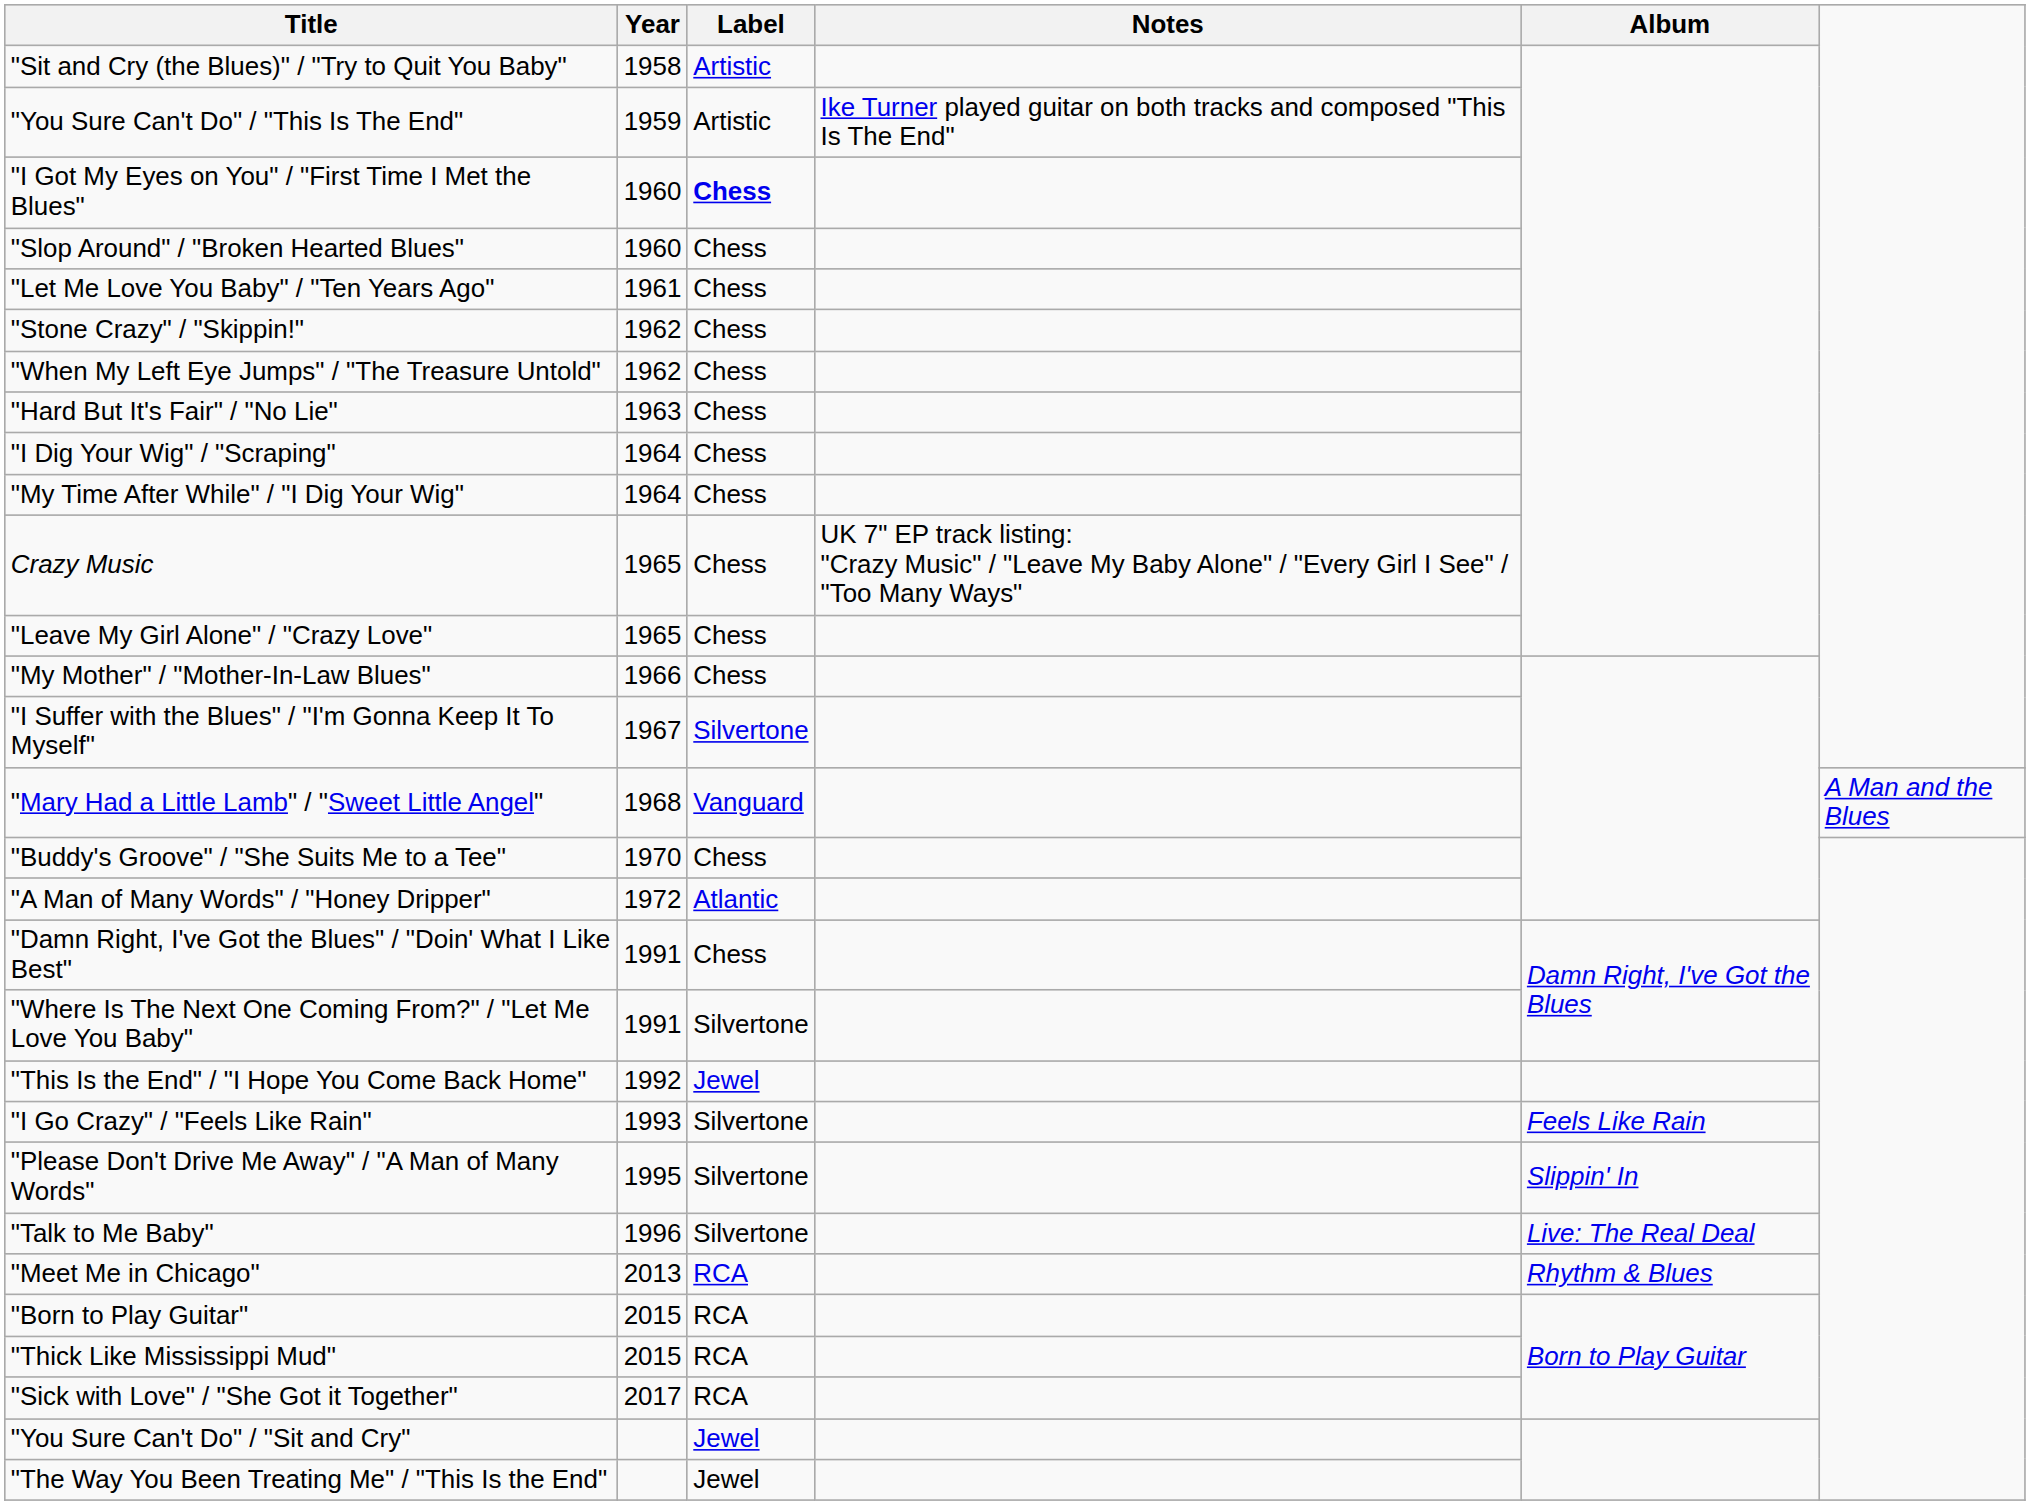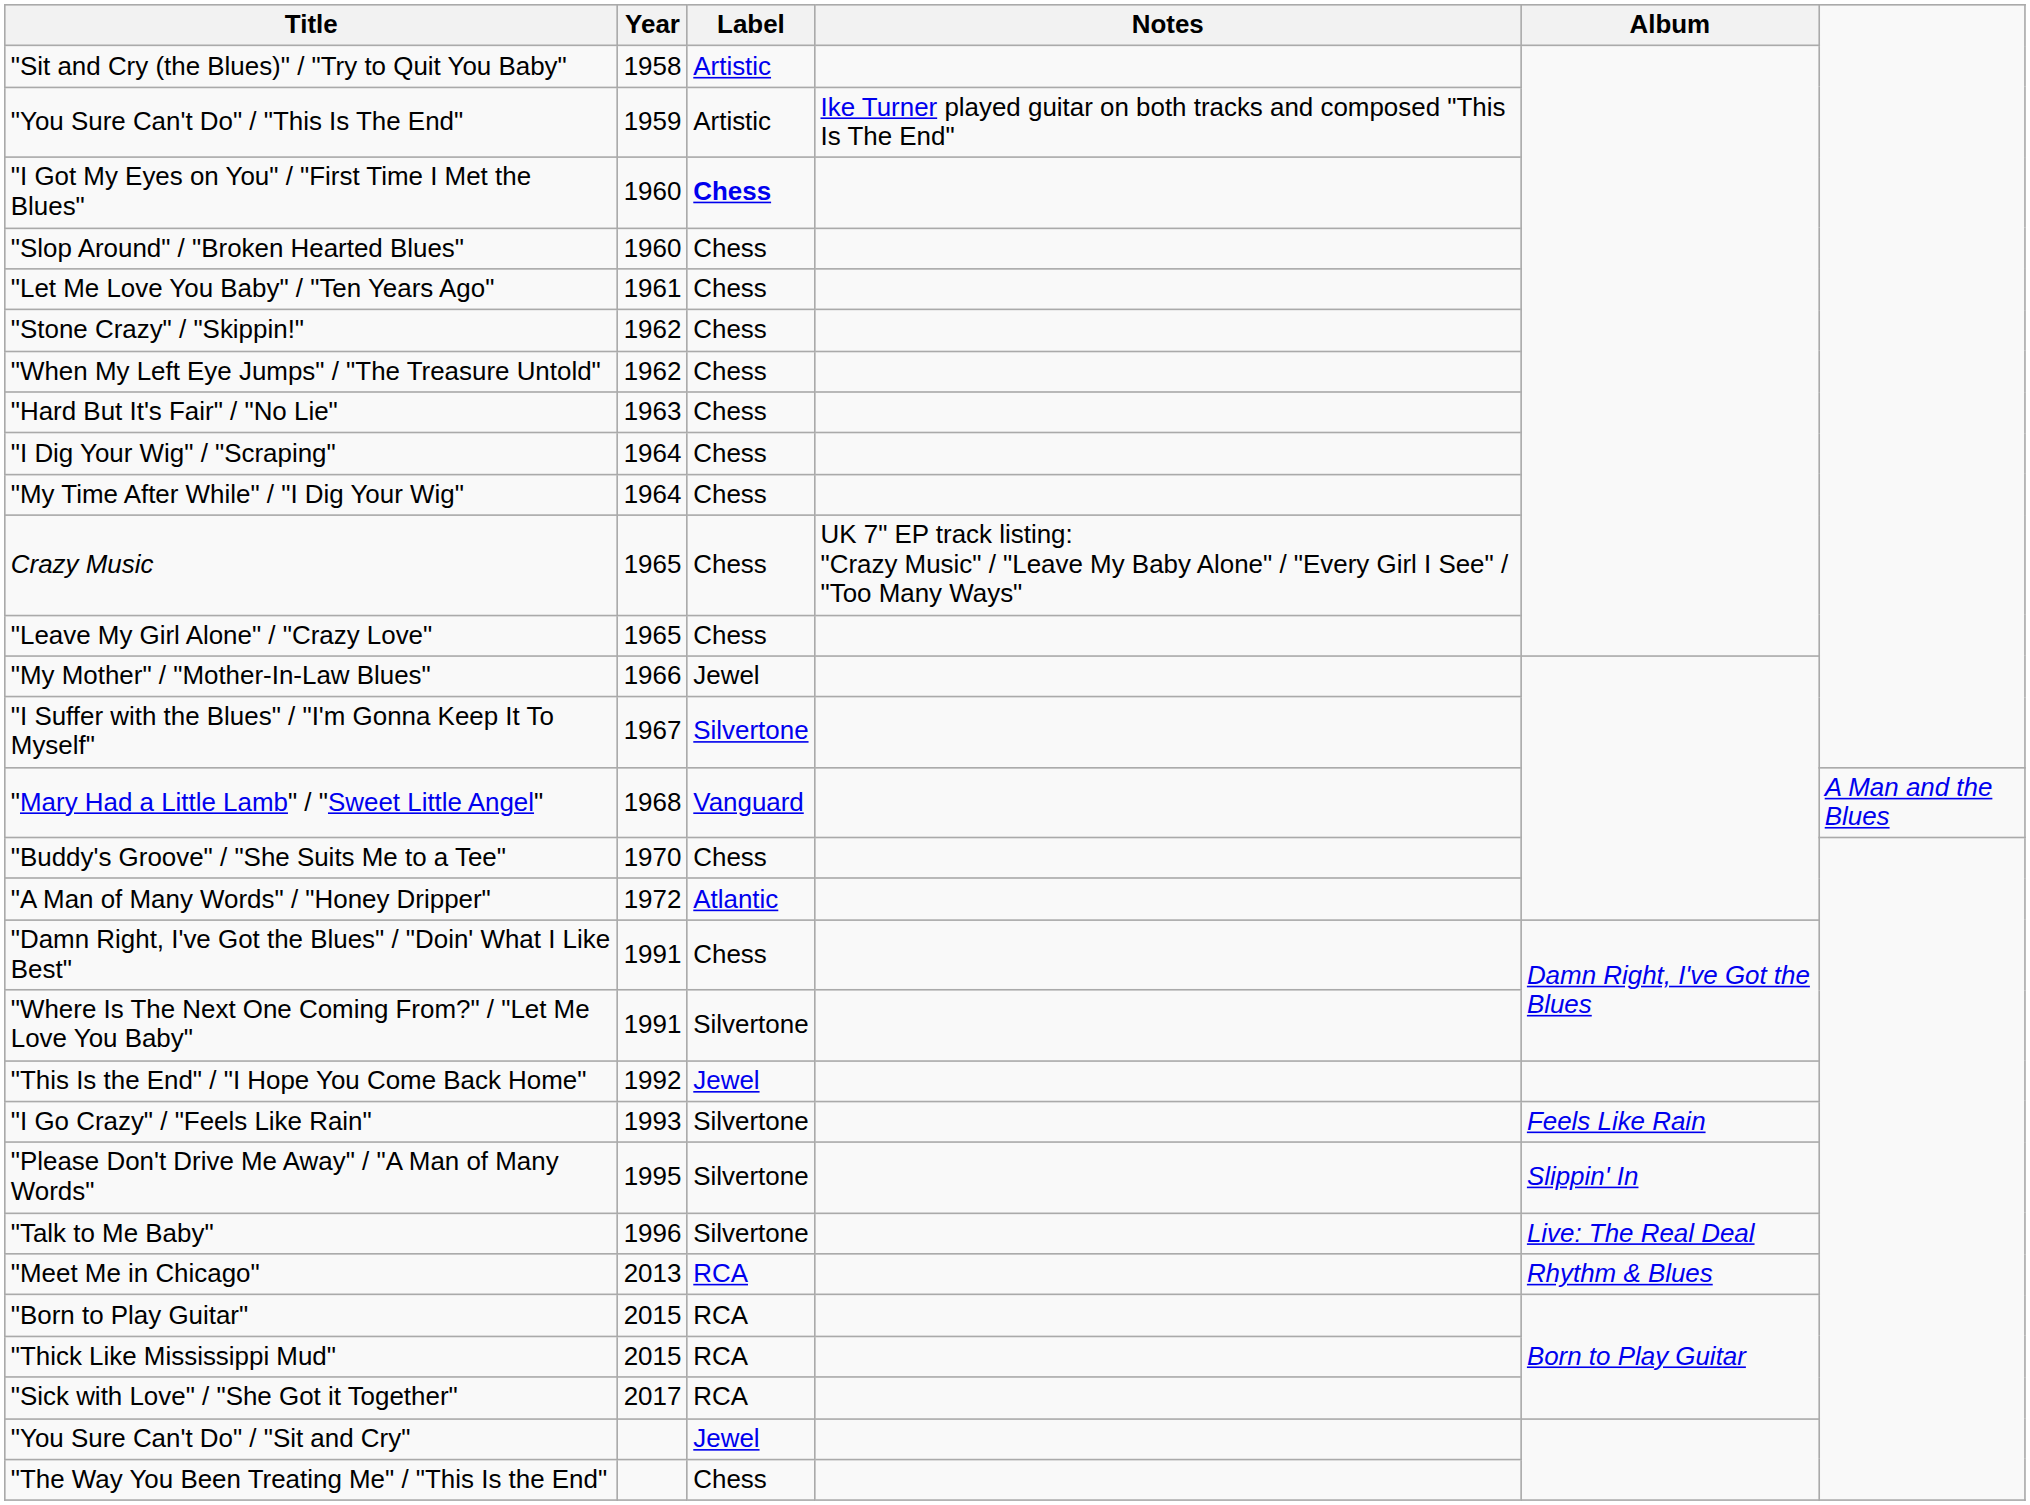(730, 676) Chess -> (726, 676) Jewel
(726, 1479) Jewel -> (730, 1479) Chess
